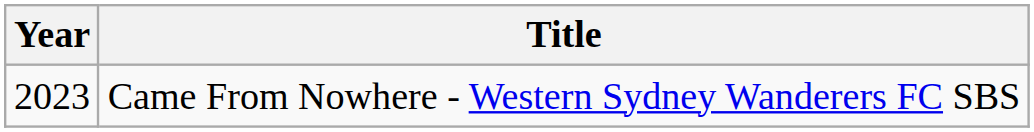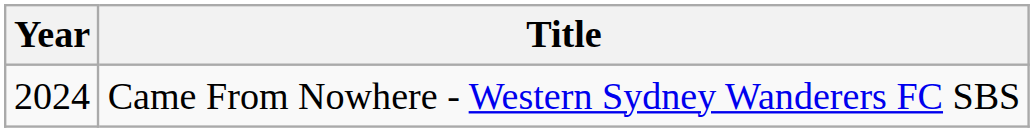(52, 95) 2023 -> (52, 95) 2024
